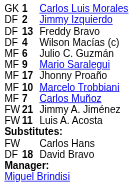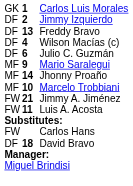(12, 53) MF -> (11, 53) DF
(27, 76) 17 -> (27, 76) 14
- row: (70, 98)
